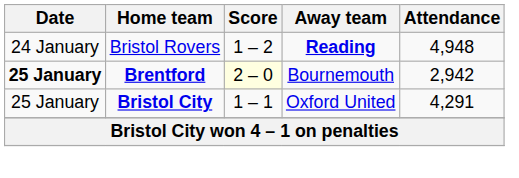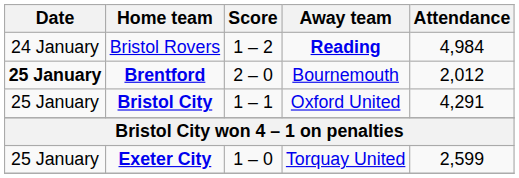(452, 46) 4,948 -> (462, 46) 4,984
(253, 74) lightyellow background -> (253, 74) no background
(452, 74) 2,942 -> (462, 74) 2,012
+ row: (165, 159)
